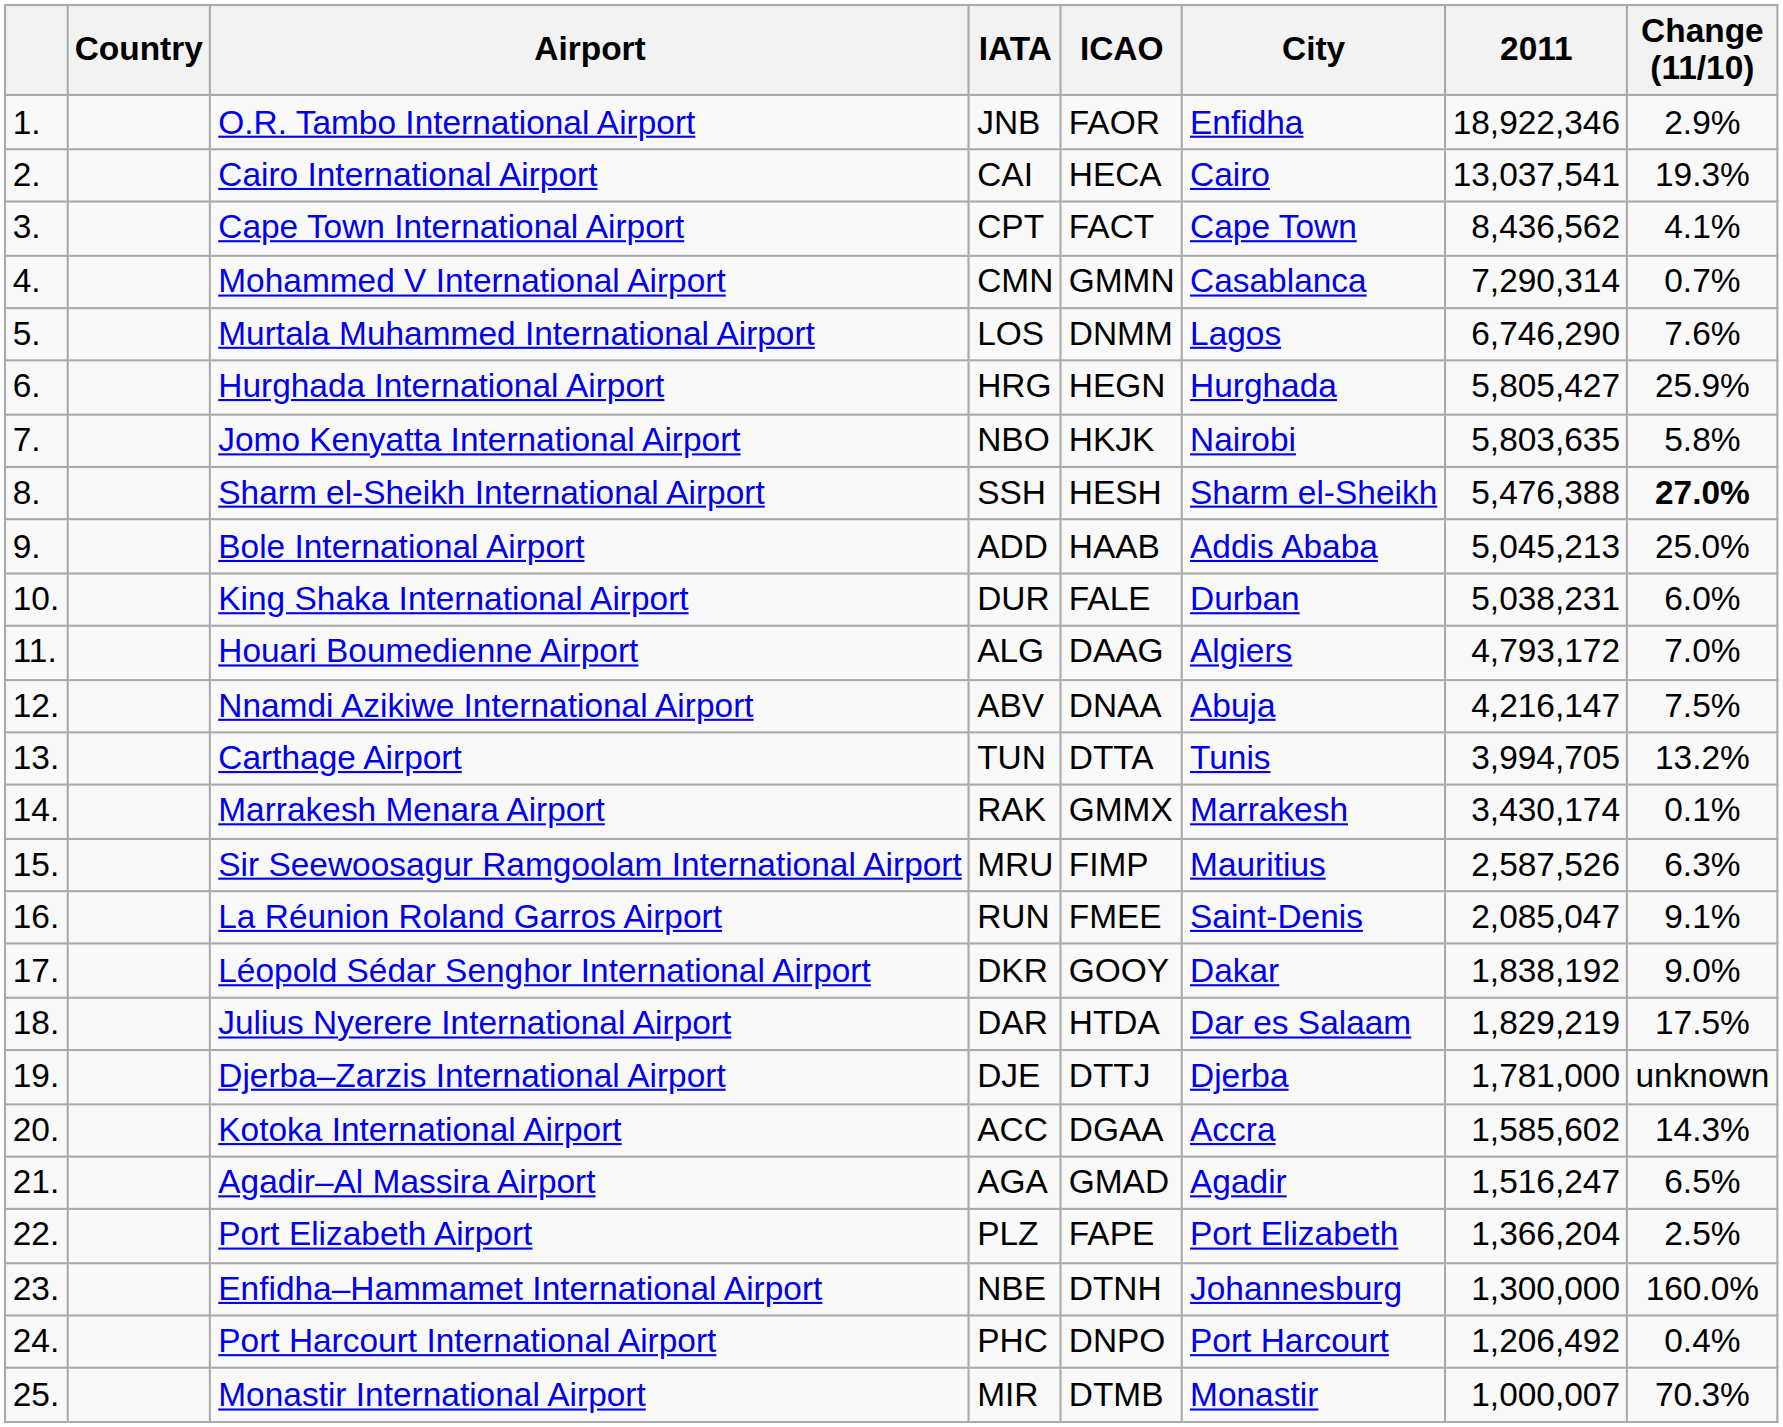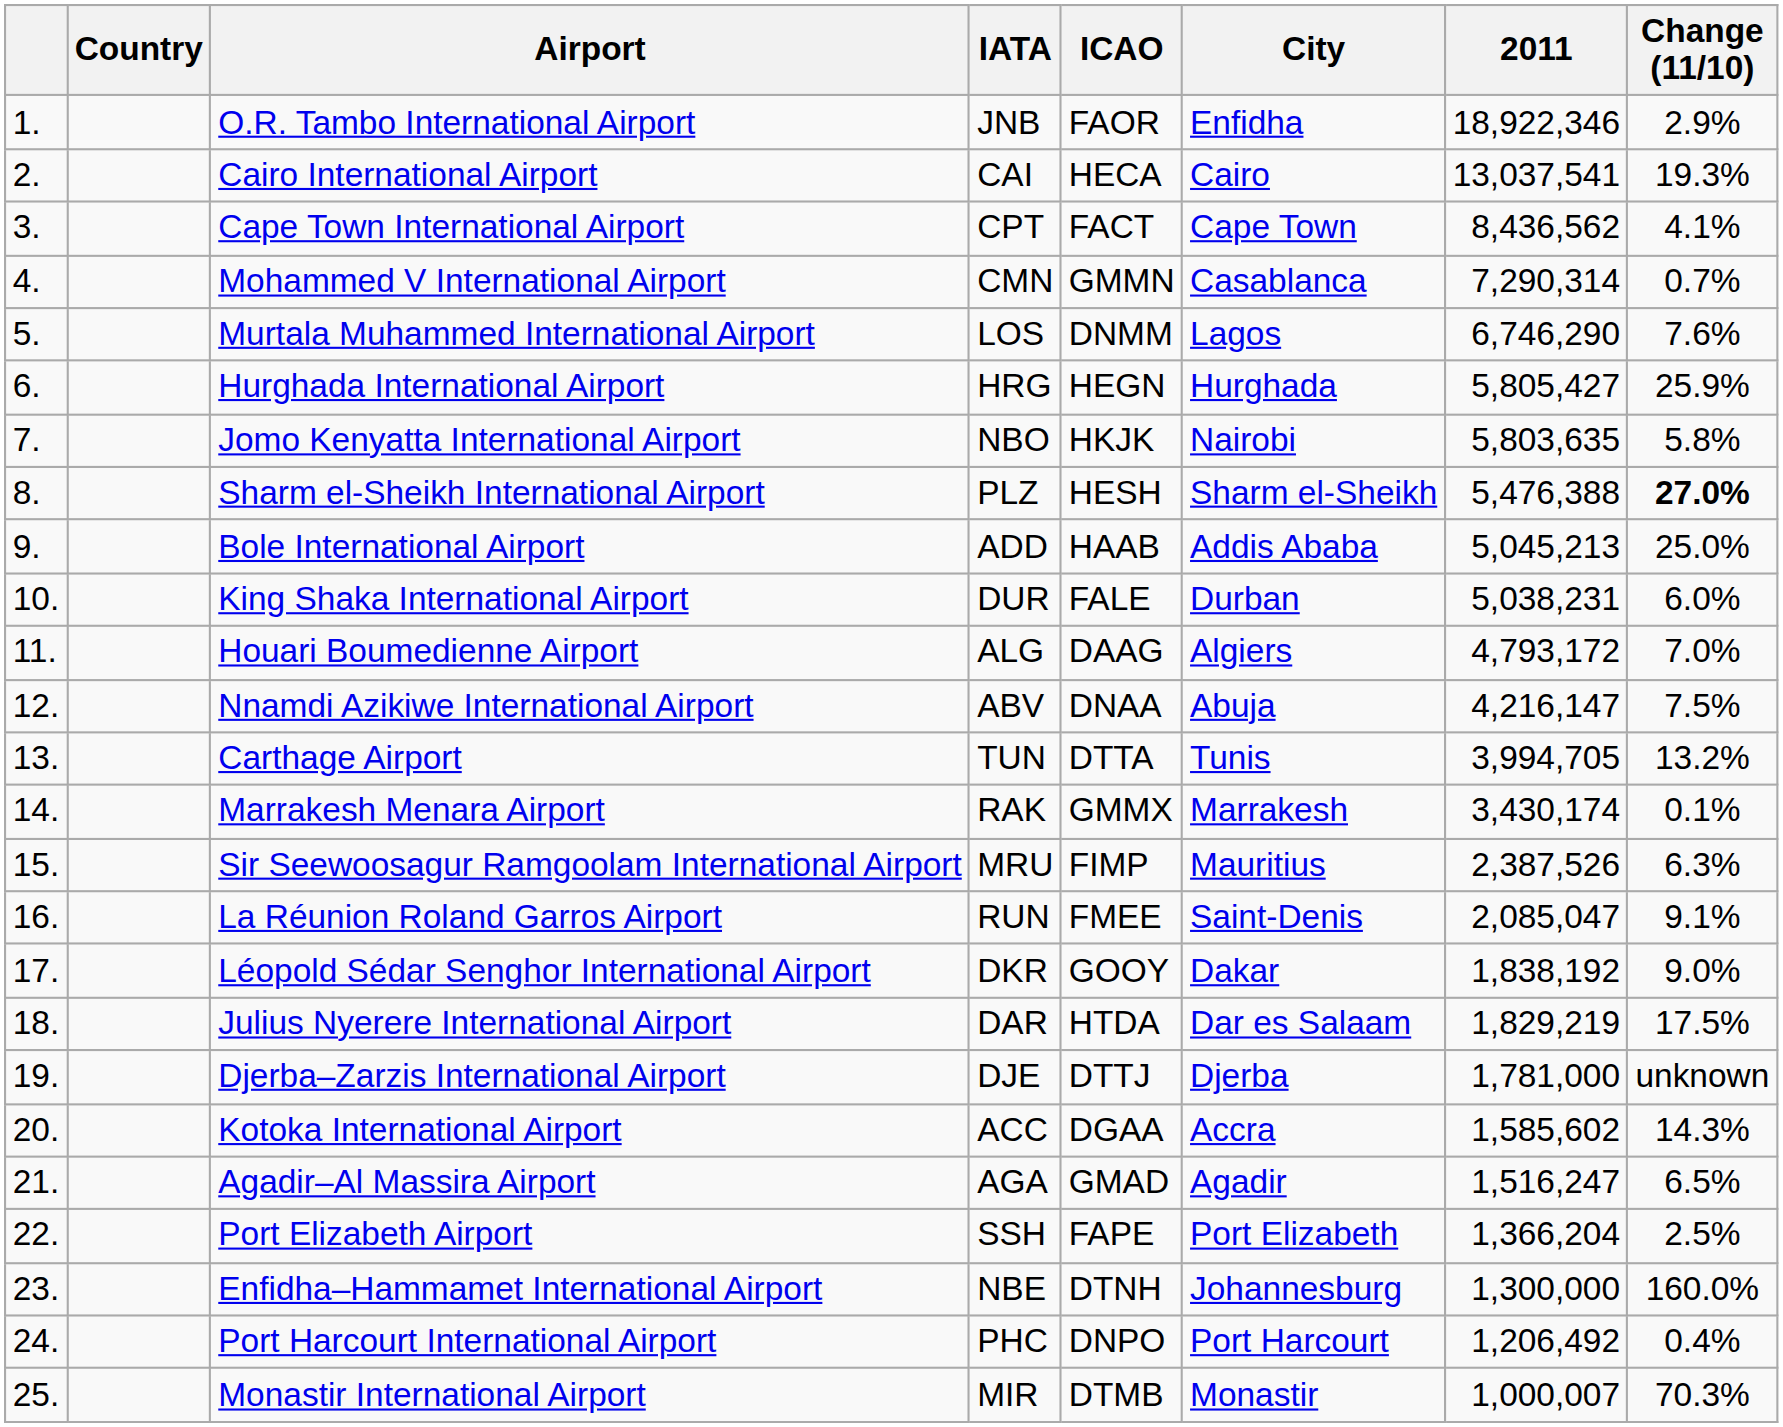(1012, 492) SSH -> (1008, 492) PLZ
(1546, 864) 2,587,526 -> (1546, 864) 2,387,526
(1008, 1235) PLZ -> (1012, 1235) SSH
